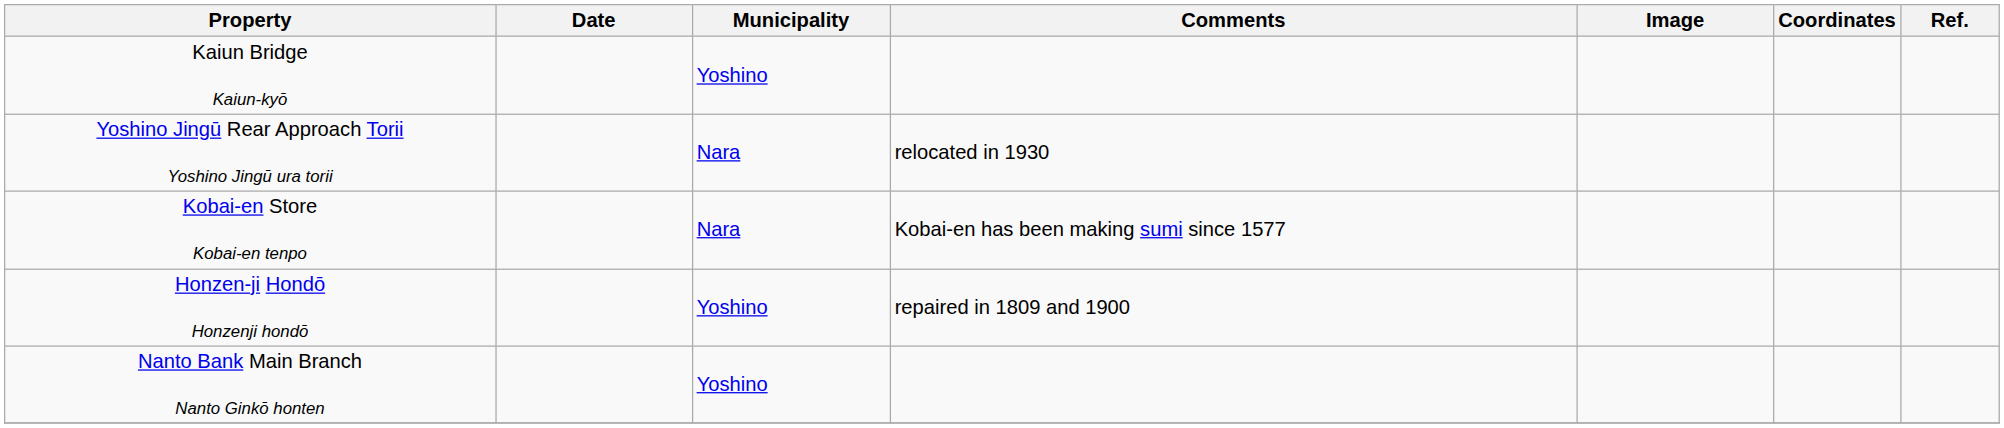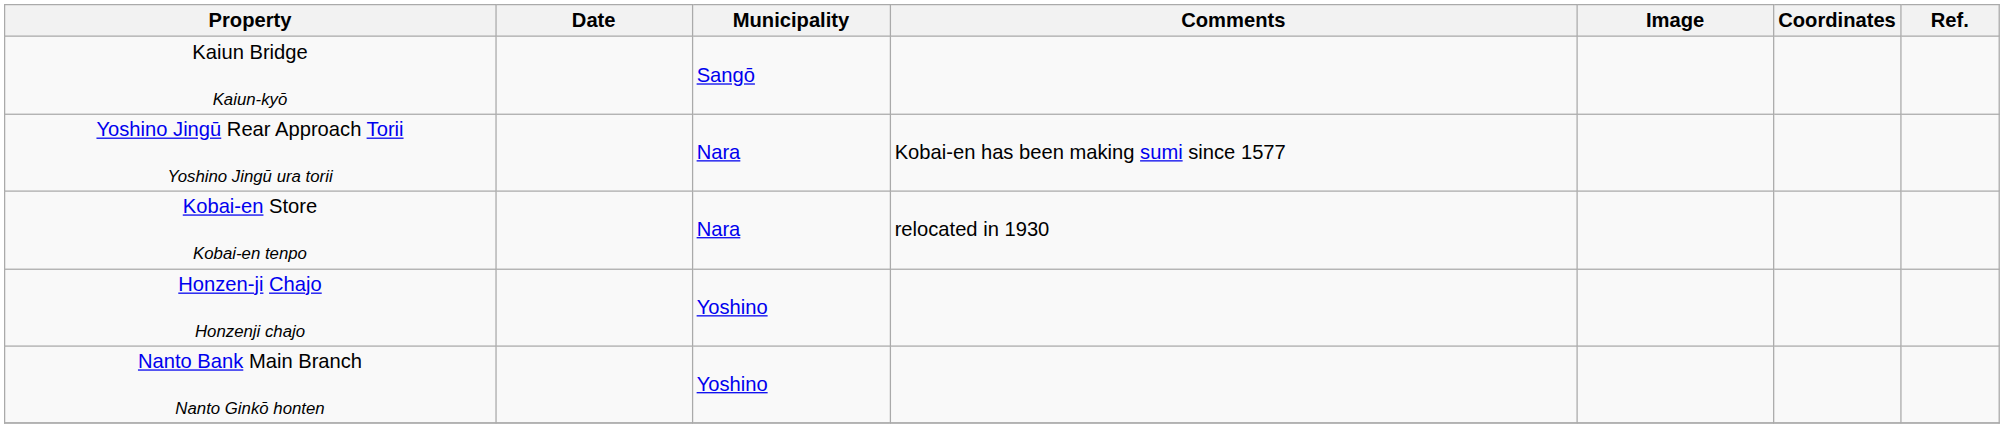(732, 75) Yoshino -> (726, 75) Sangō
(972, 152) relocated in 1930 -> (1090, 152) Kobai-en has been making sumi since 1577
(1090, 229) Kobai-en has been making sumi since 1577 -> (972, 229) relocated in 1930
- row: (250, 307)
+ row: (250, 307)
